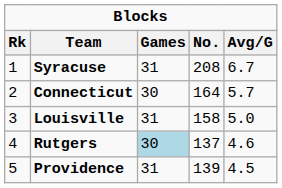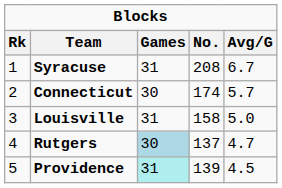(207, 93) 164 -> (207, 93) 174
(241, 144) 4.6 -> (241, 144) 4.7
(150, 169) no background -> (150, 169) paleturquoise background
